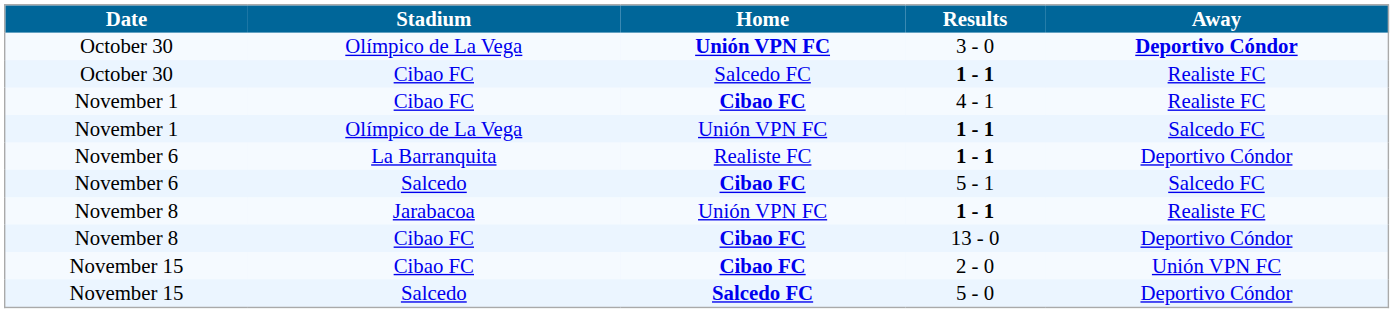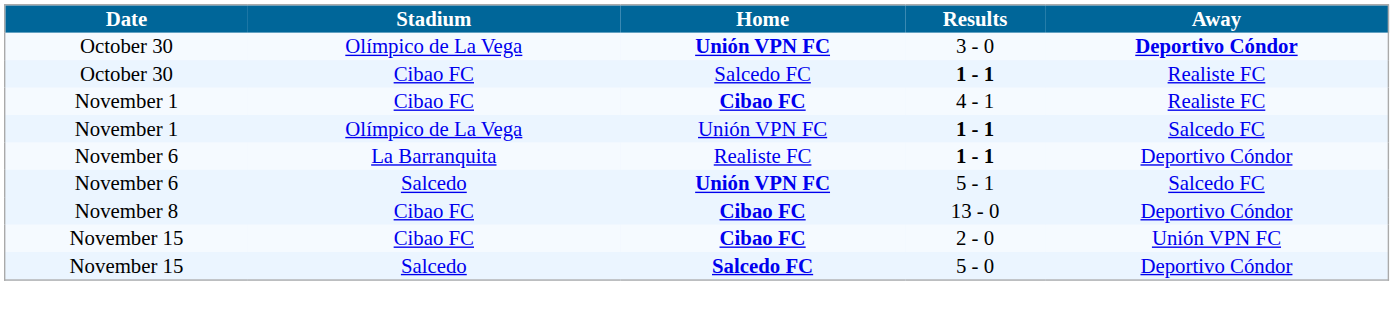(763, 183) Cibao FC -> (763, 183) Unión VPN FC
- row: (126, 210)
